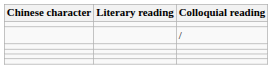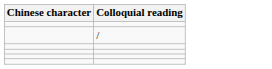- column: (135, 13)
